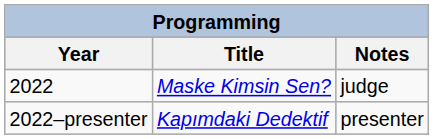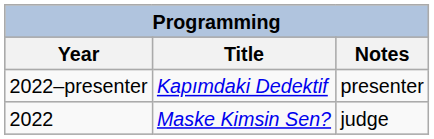rows swapped: (31, 86) <-> (78, 118)
